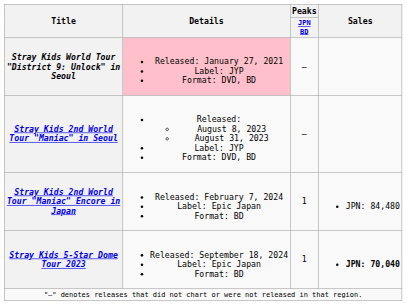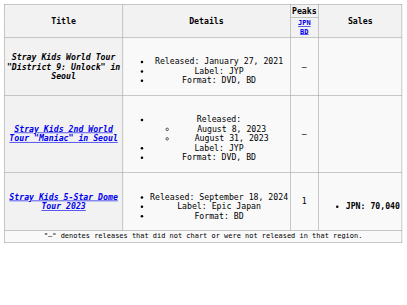(206, 71) pink background -> (206, 71) no background
- row: (64, 202)
